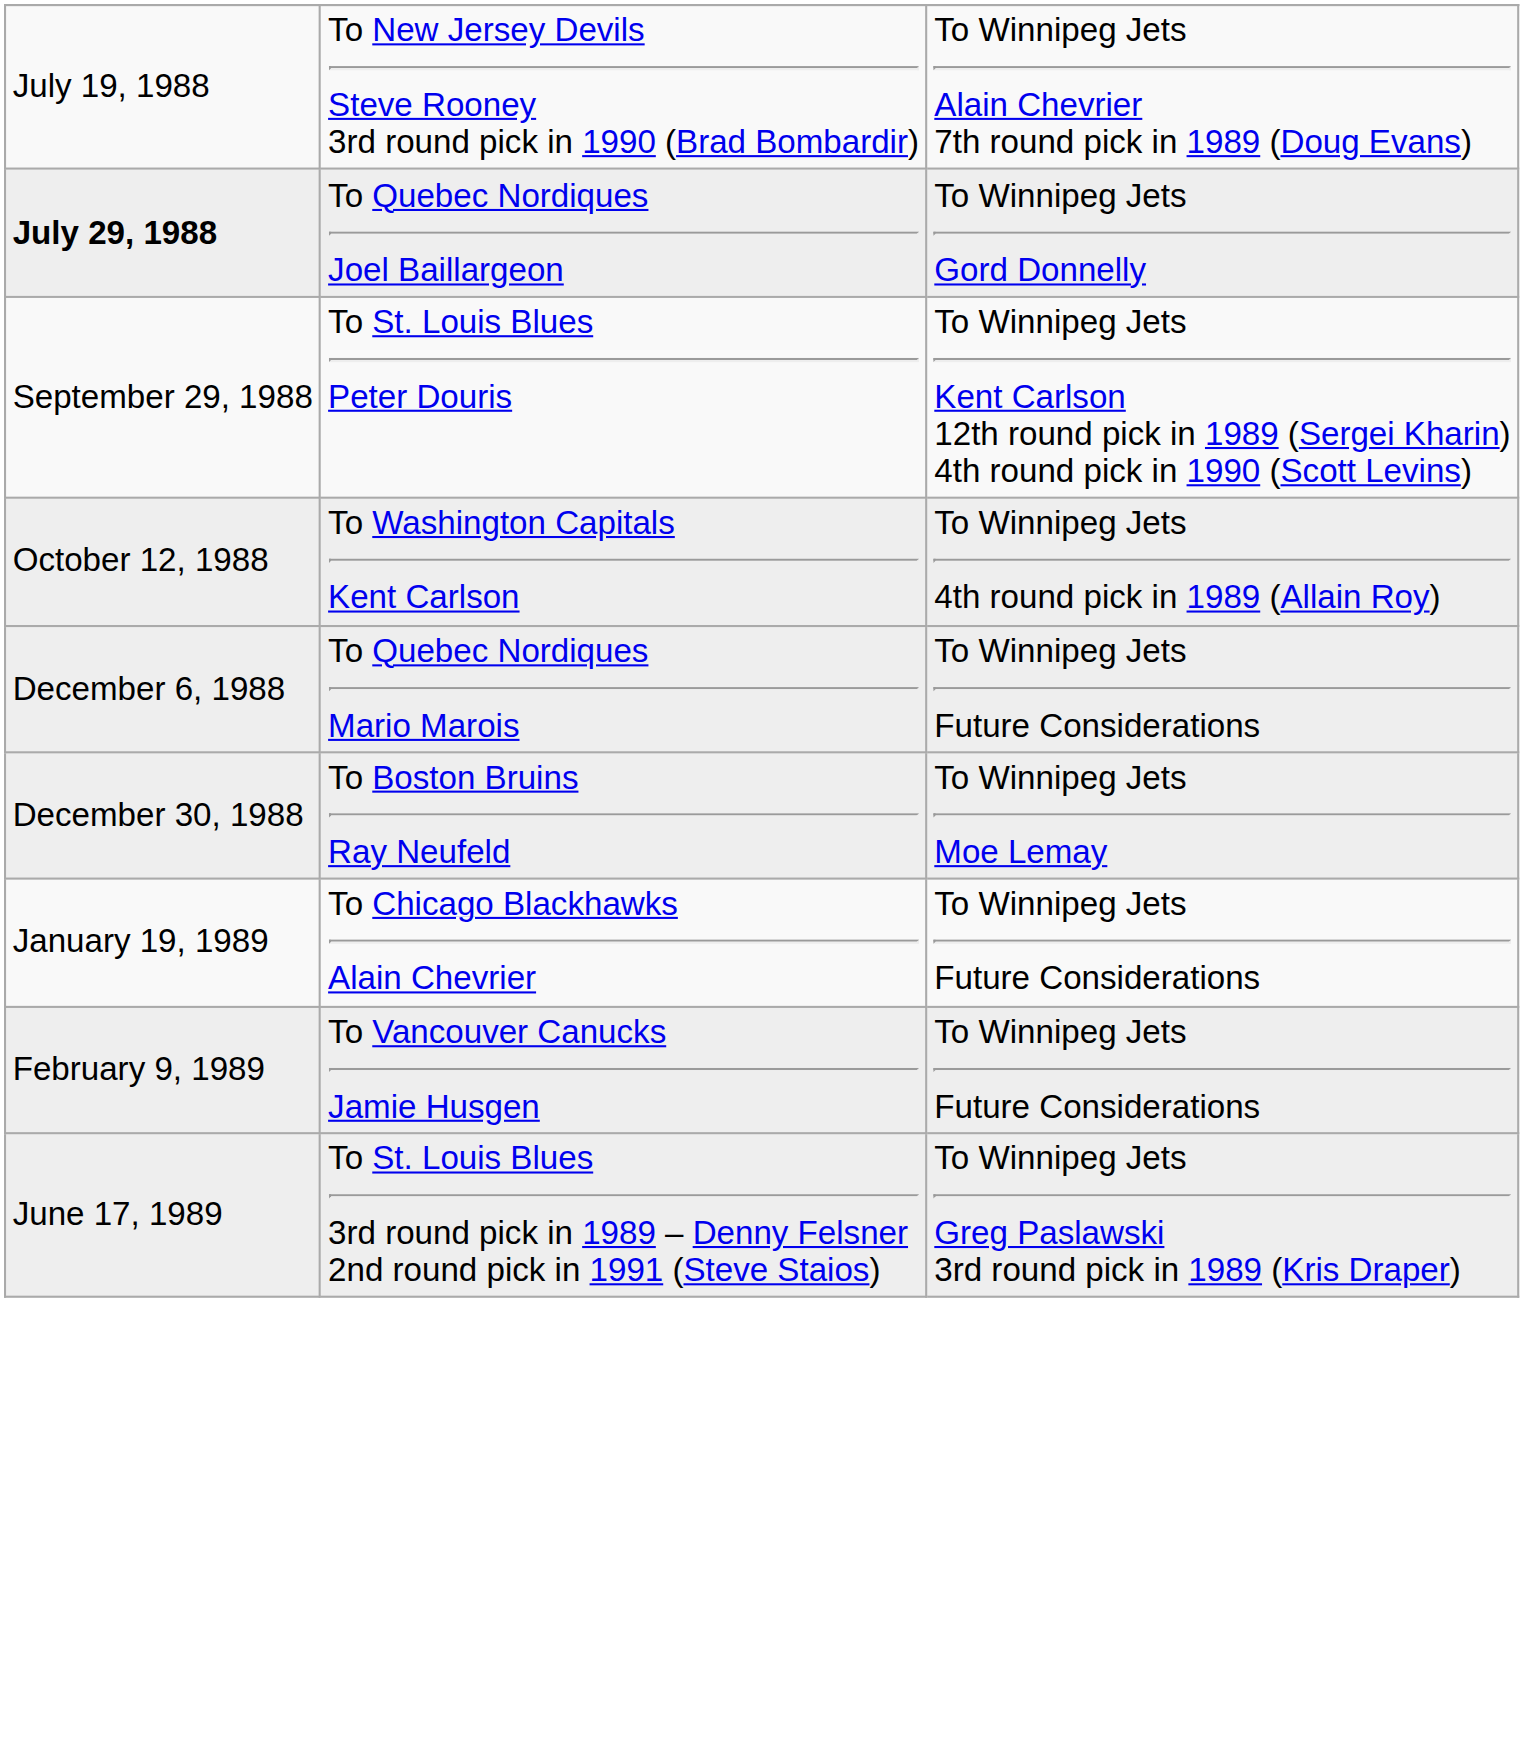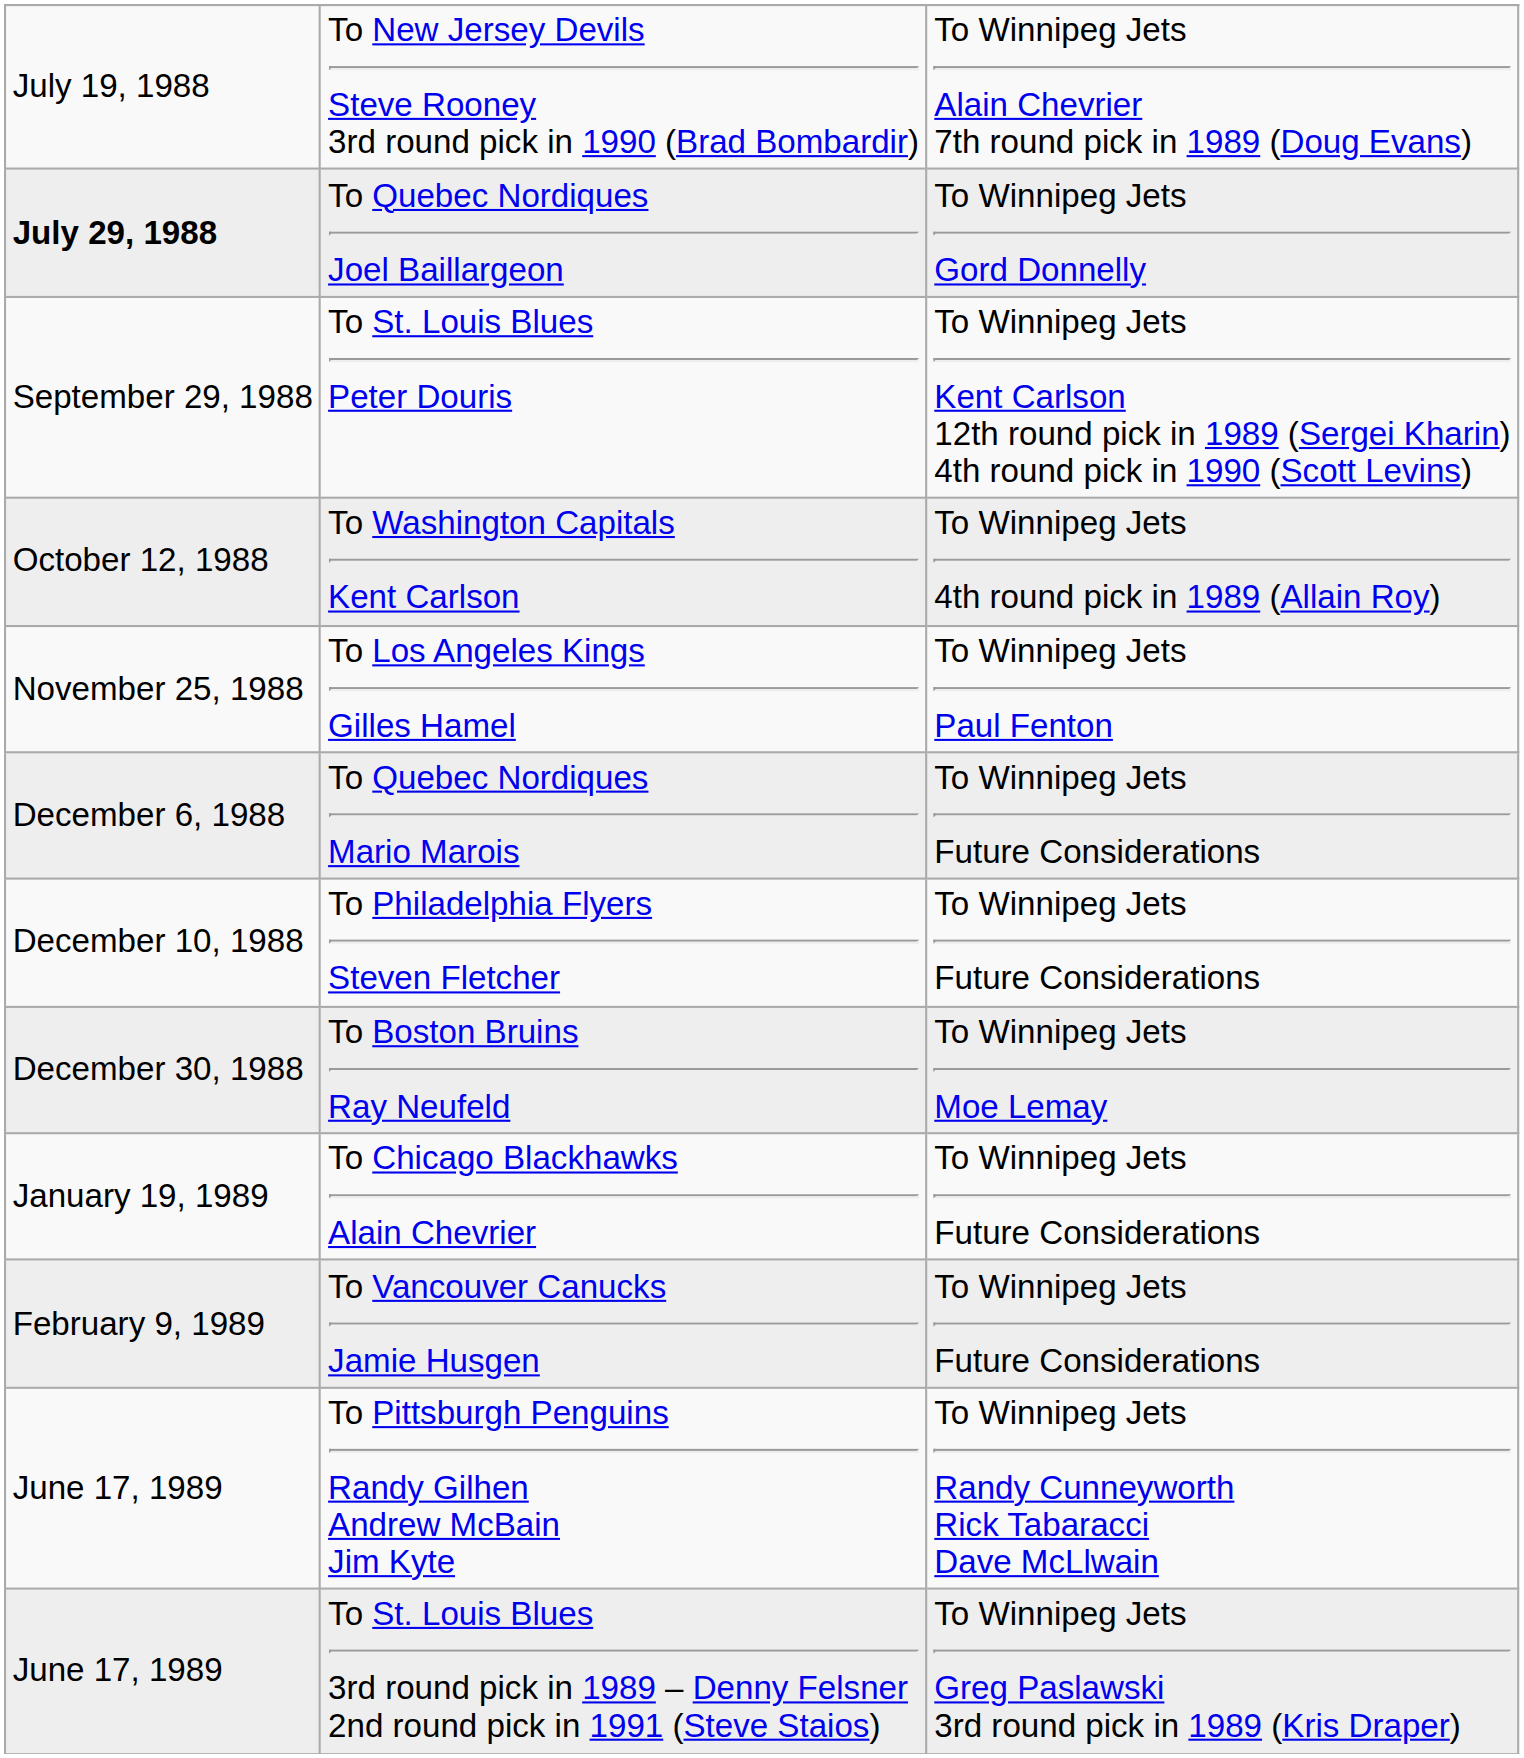+ row: (624, 687)
+ row: (624, 942)
+ row: (624, 1487)
